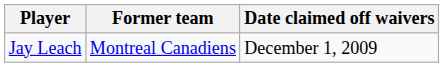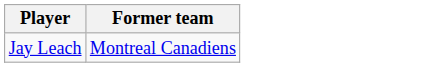- column: (339, 18)
